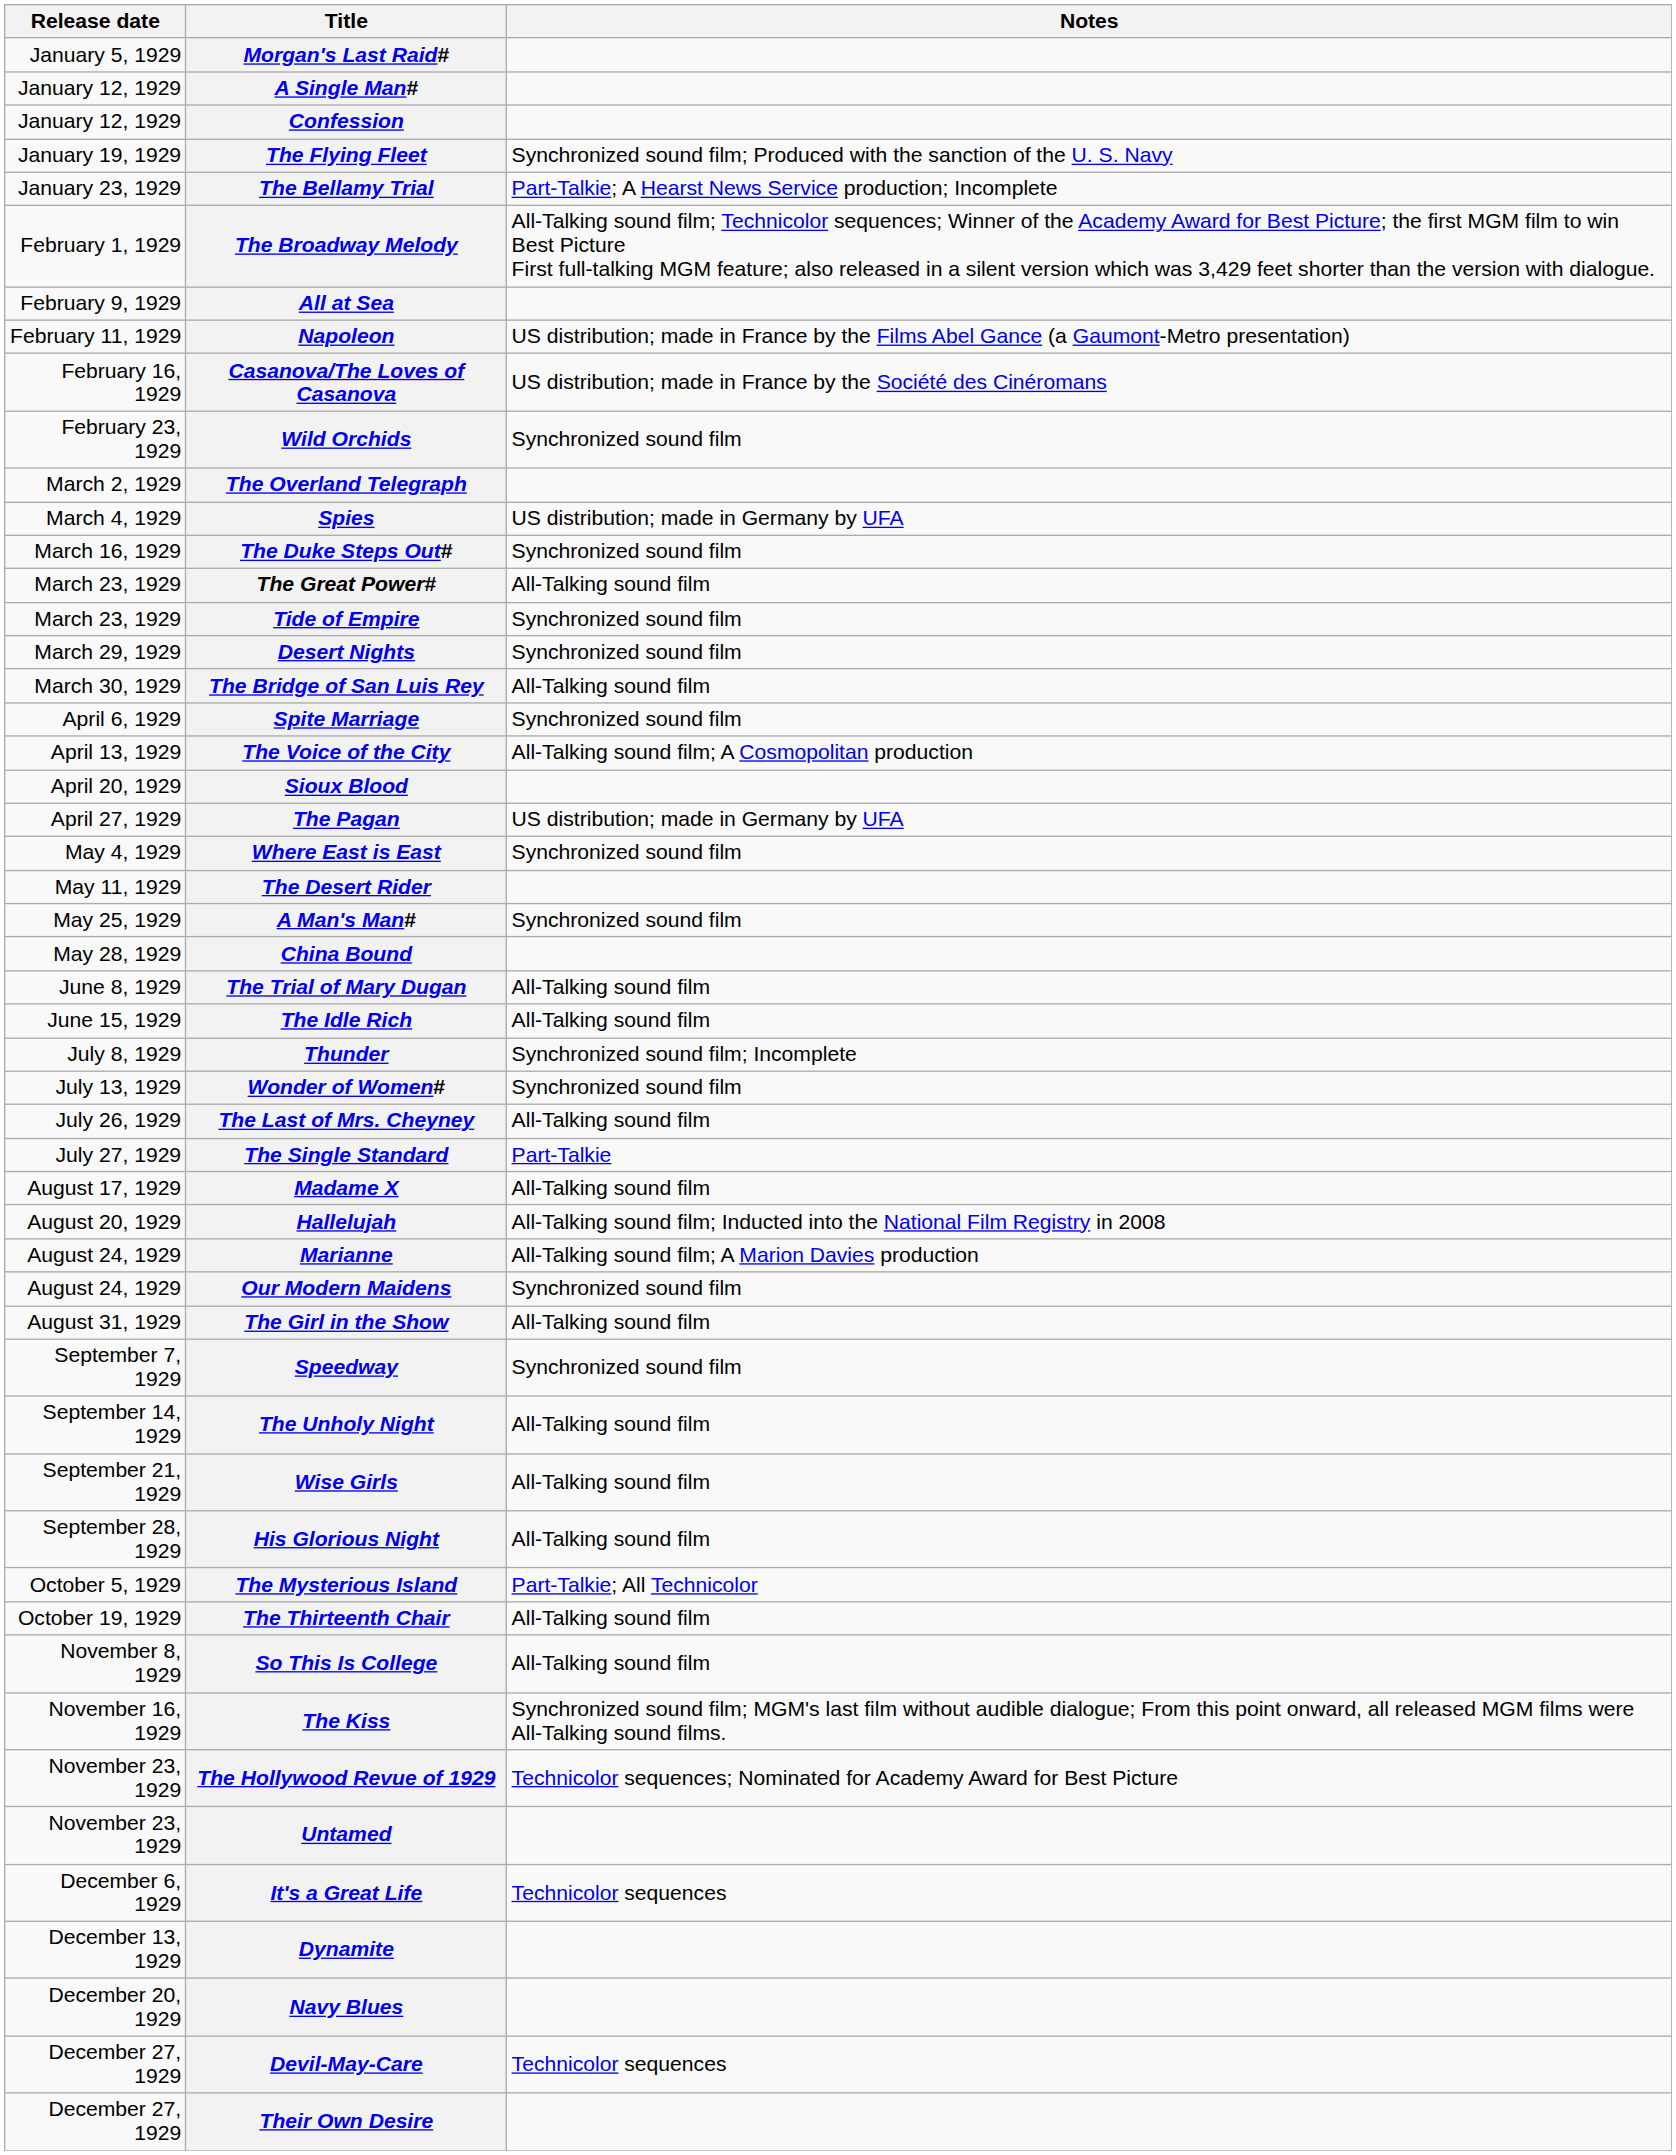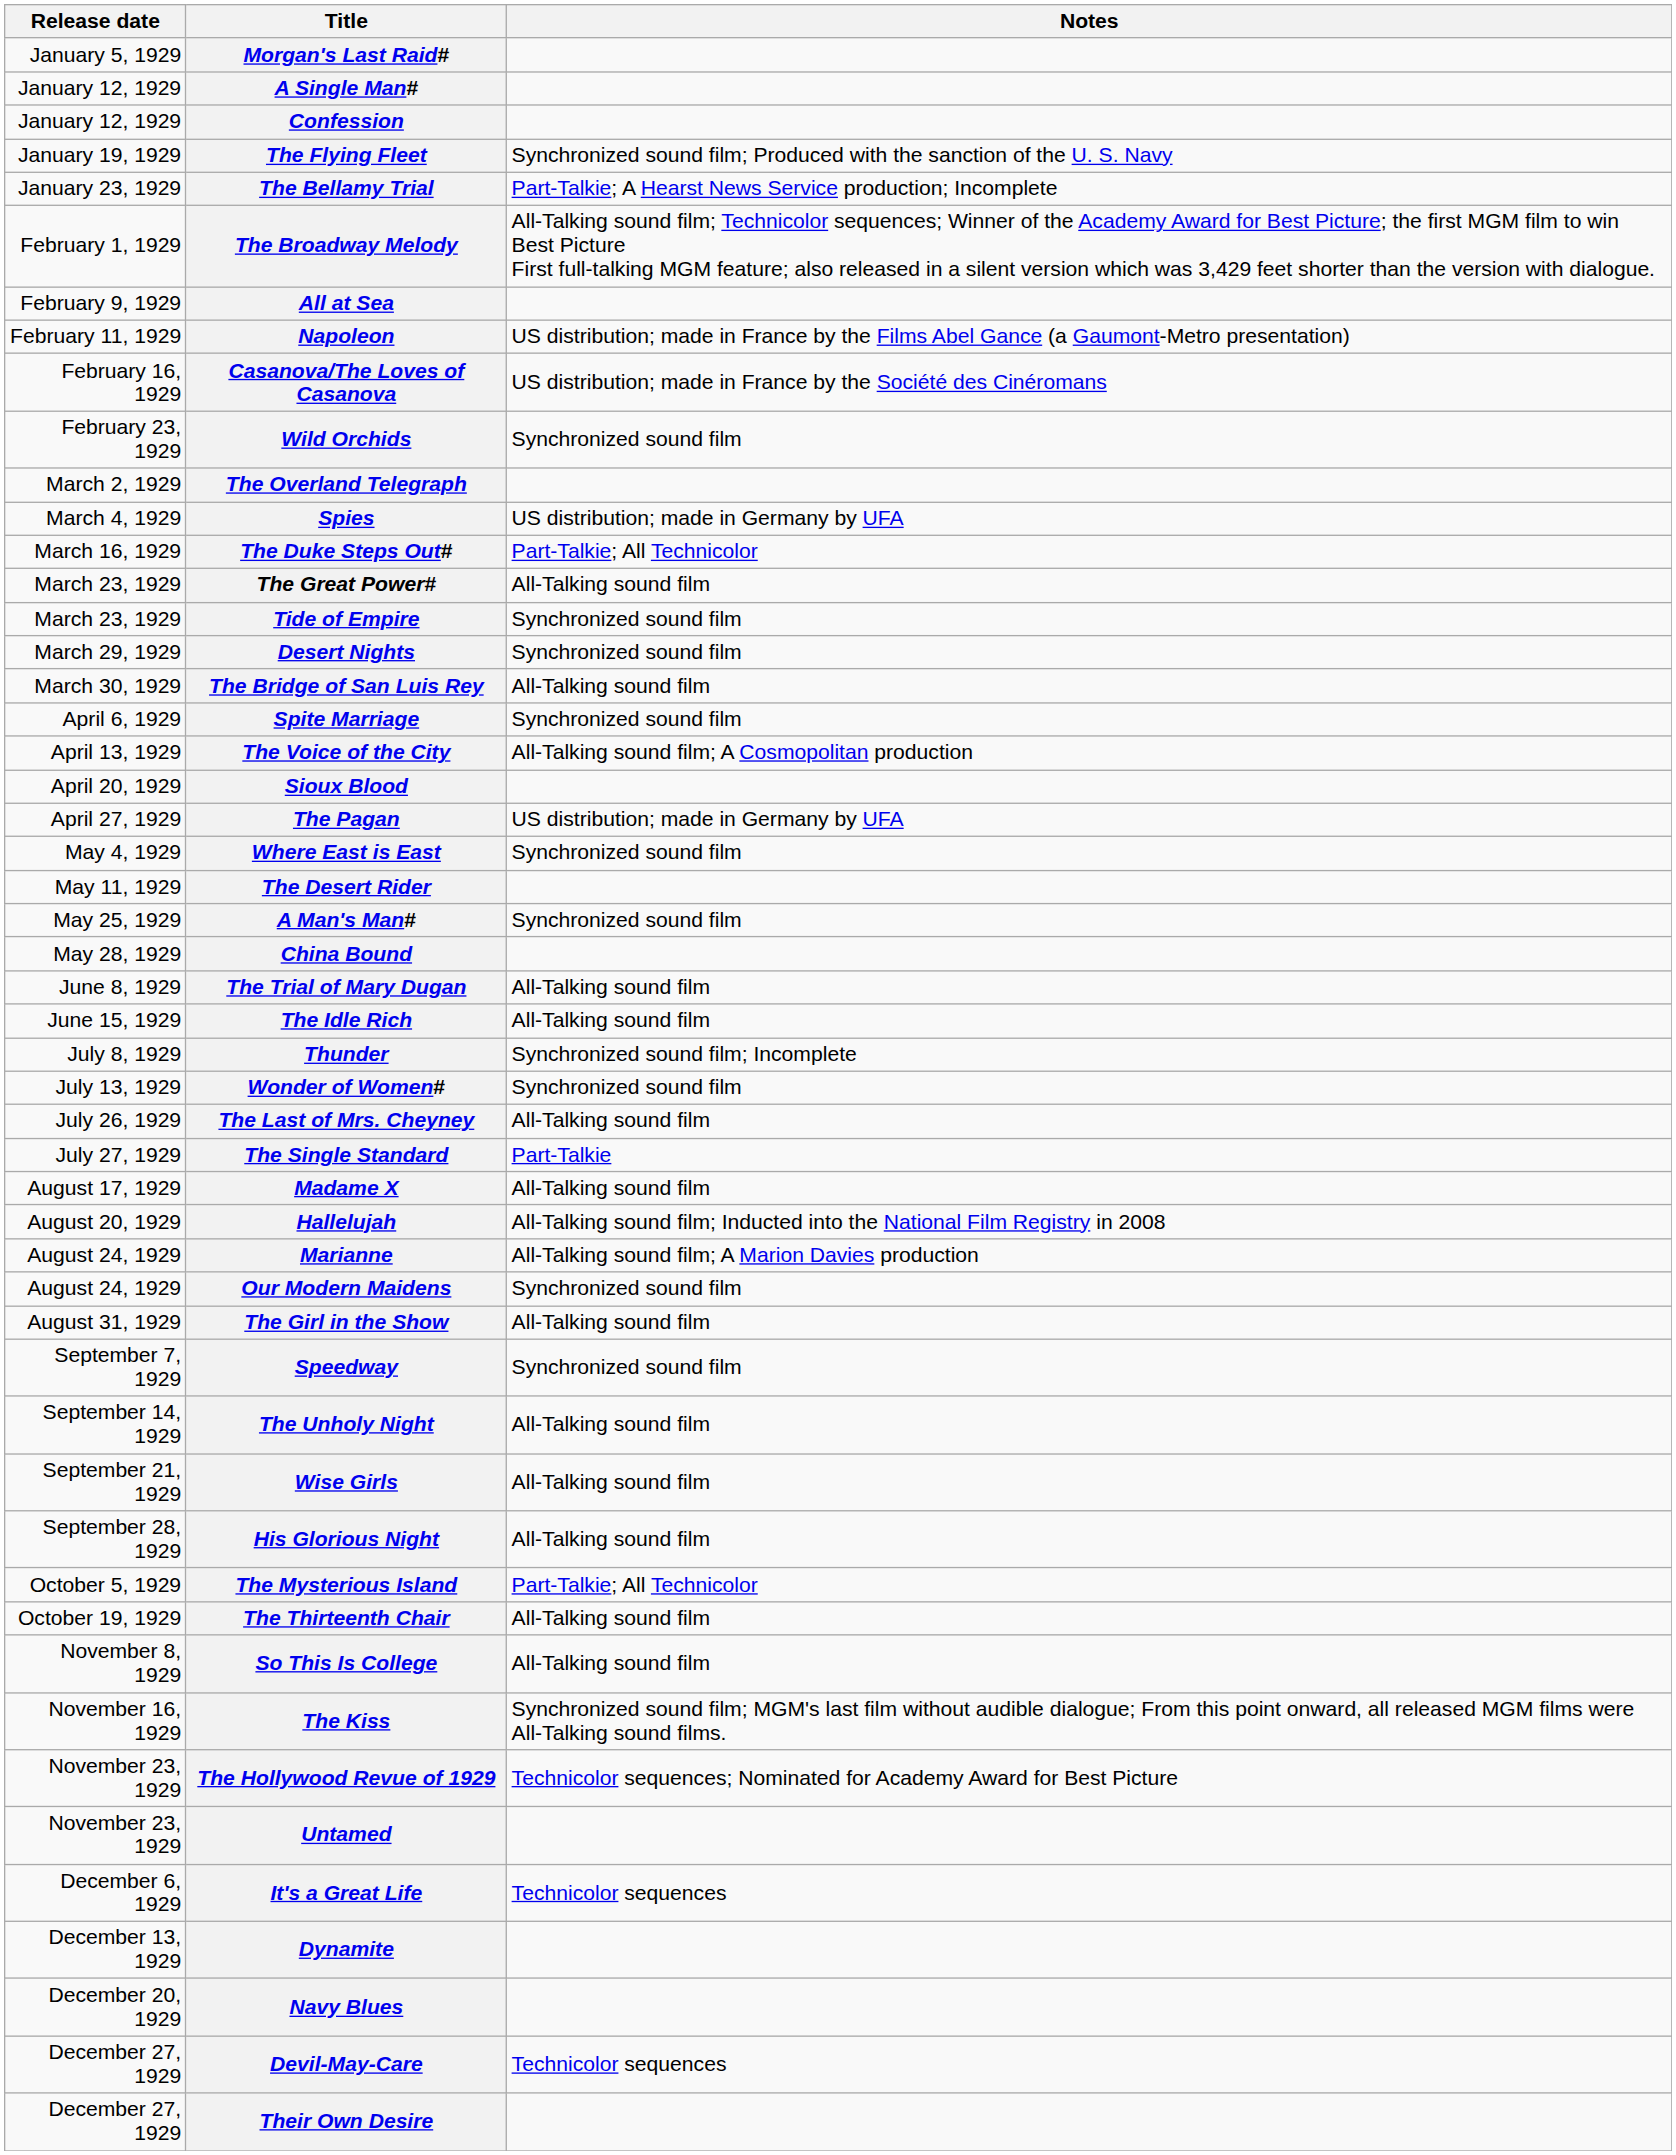(627, 551) Synchronized sound film -> (635, 551) Part-Talkie; All Technicolor
